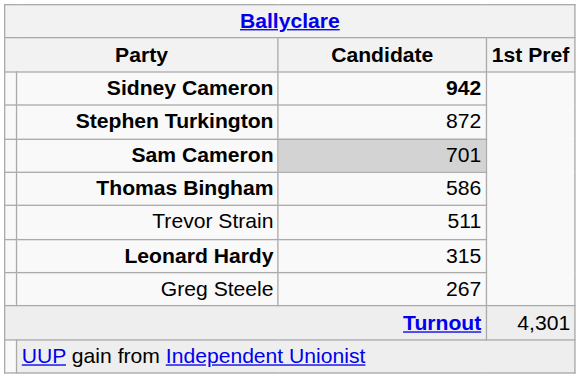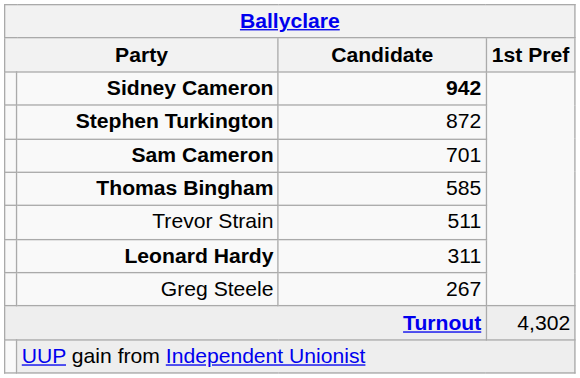(464, 155) lightgrey background -> (464, 155) no background
(464, 188) 586 -> (464, 188) 585
(464, 255) 315 -> (464, 255) 311
(544, 322) 4,301 -> (544, 322) 4,302
